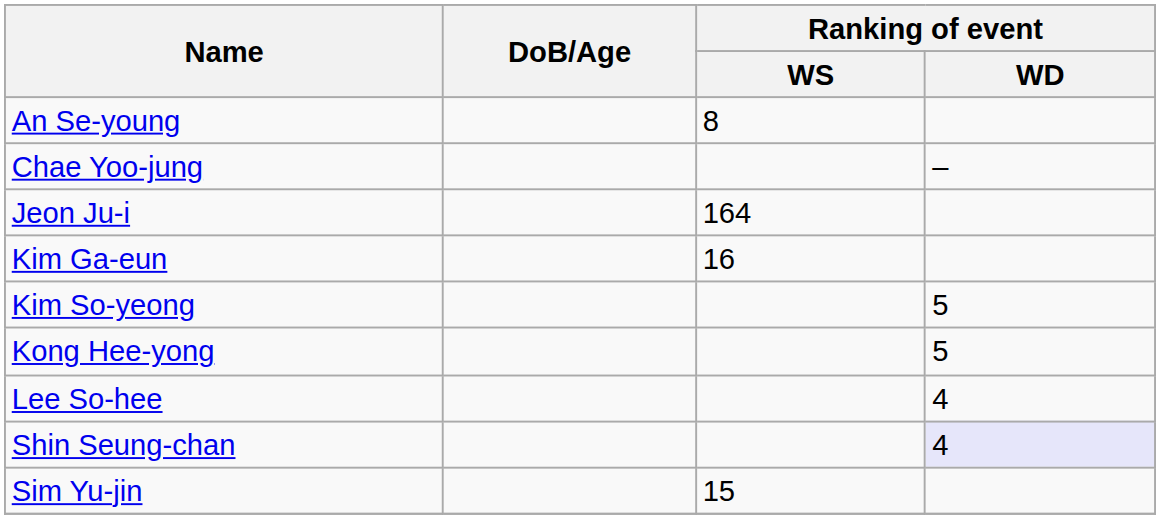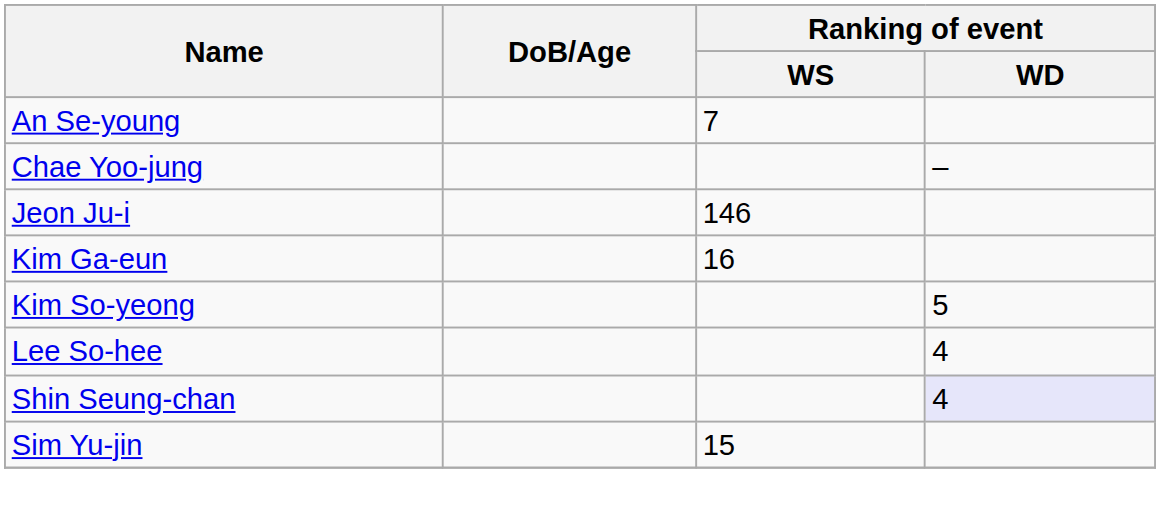(711, 121) 8 -> (711, 121) 7
(727, 213) 164 -> (727, 213) 146
- row: (113, 352)
